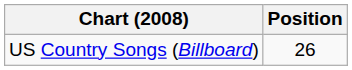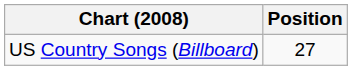(305, 49) 26 -> (305, 49) 27
